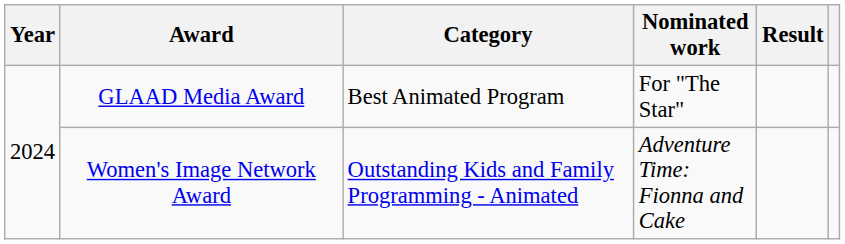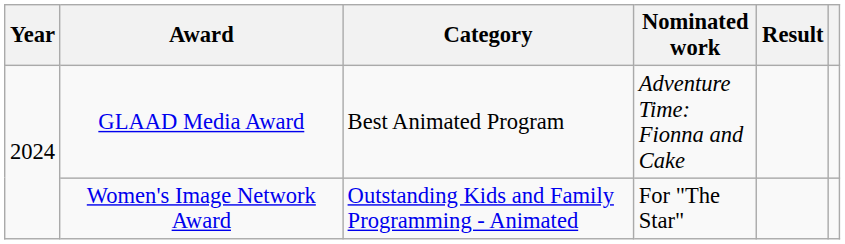(679, 96) For "The Star" -> (691, 121) Adventure Time: Fionna and Cake
(691, 182) Adventure Time: Fionna and Cake -> (679, 208) For "The Star"
